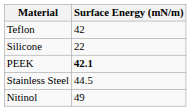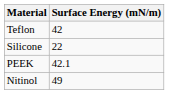(83, 64) bold -> (61, 64) normal
- row: (38, 81)
